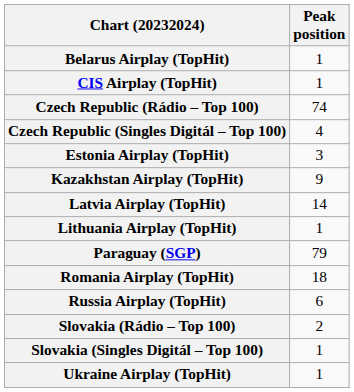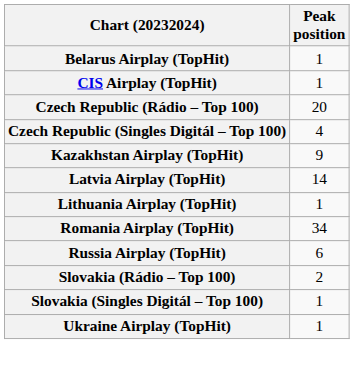(319, 107) 74 -> (319, 107) 20
- row: (147, 155)
- row: (147, 253)
(319, 277) 18 -> (319, 228) 34
